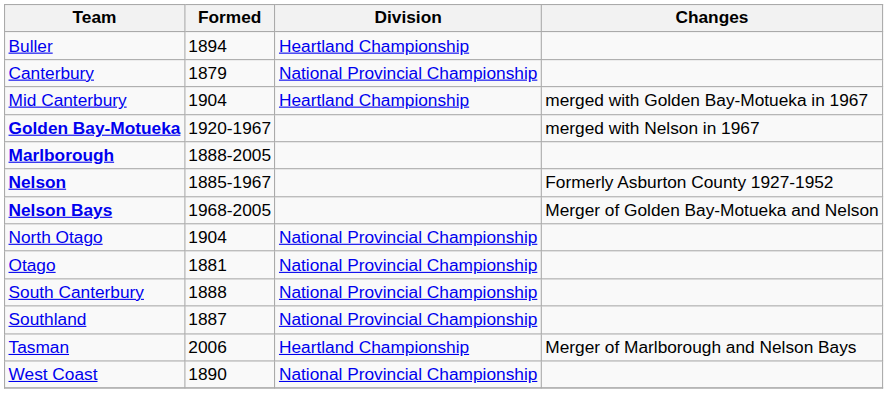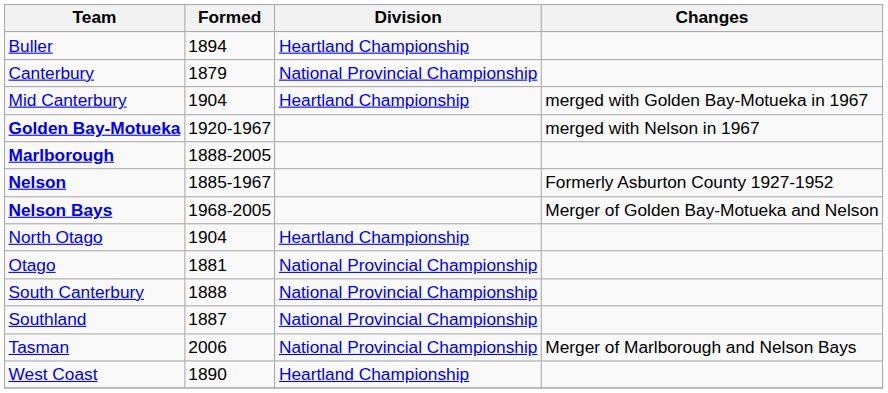(408, 237) National Provincial Championship -> (374, 237) Heartland Championship
(374, 347) Heartland Championship -> (408, 347) National Provincial Championship
(408, 374) National Provincial Championship -> (374, 374) Heartland Championship
